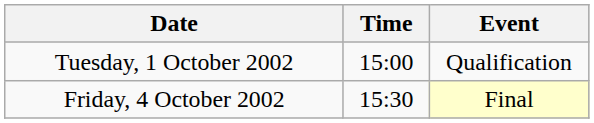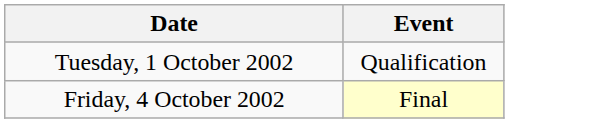- column: (386, 23)
